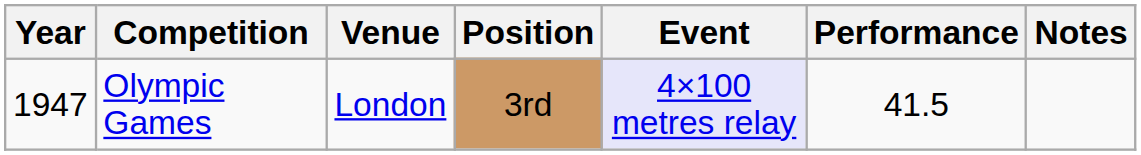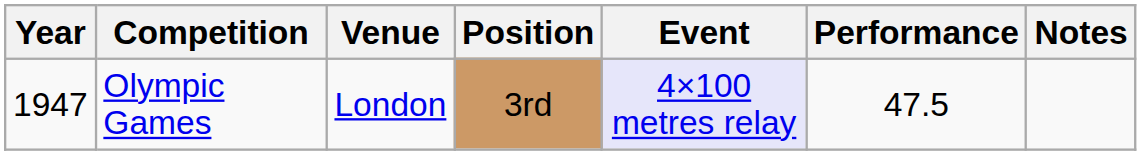(916, 104) 41.5 -> (916, 104) 47.5
